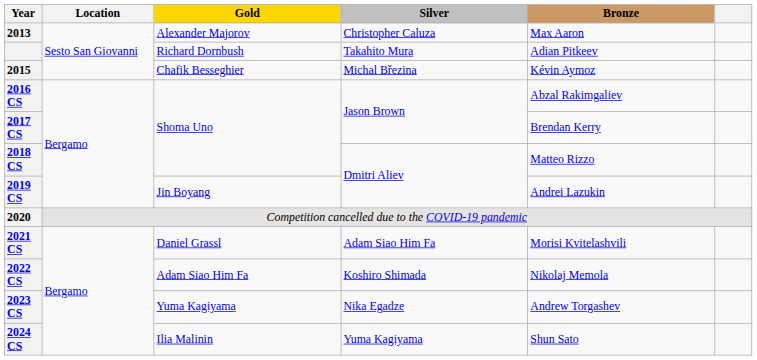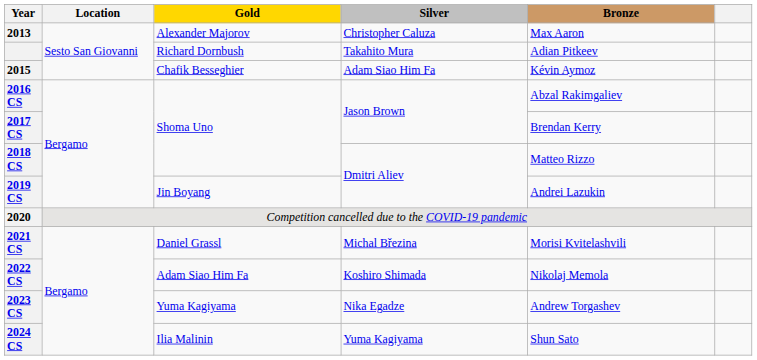(380, 70) Michal Březina -> (389, 70) Adam Siao Him Fa
(389, 242) Adam Siao Him Fa -> (380, 242) Michal Březina
